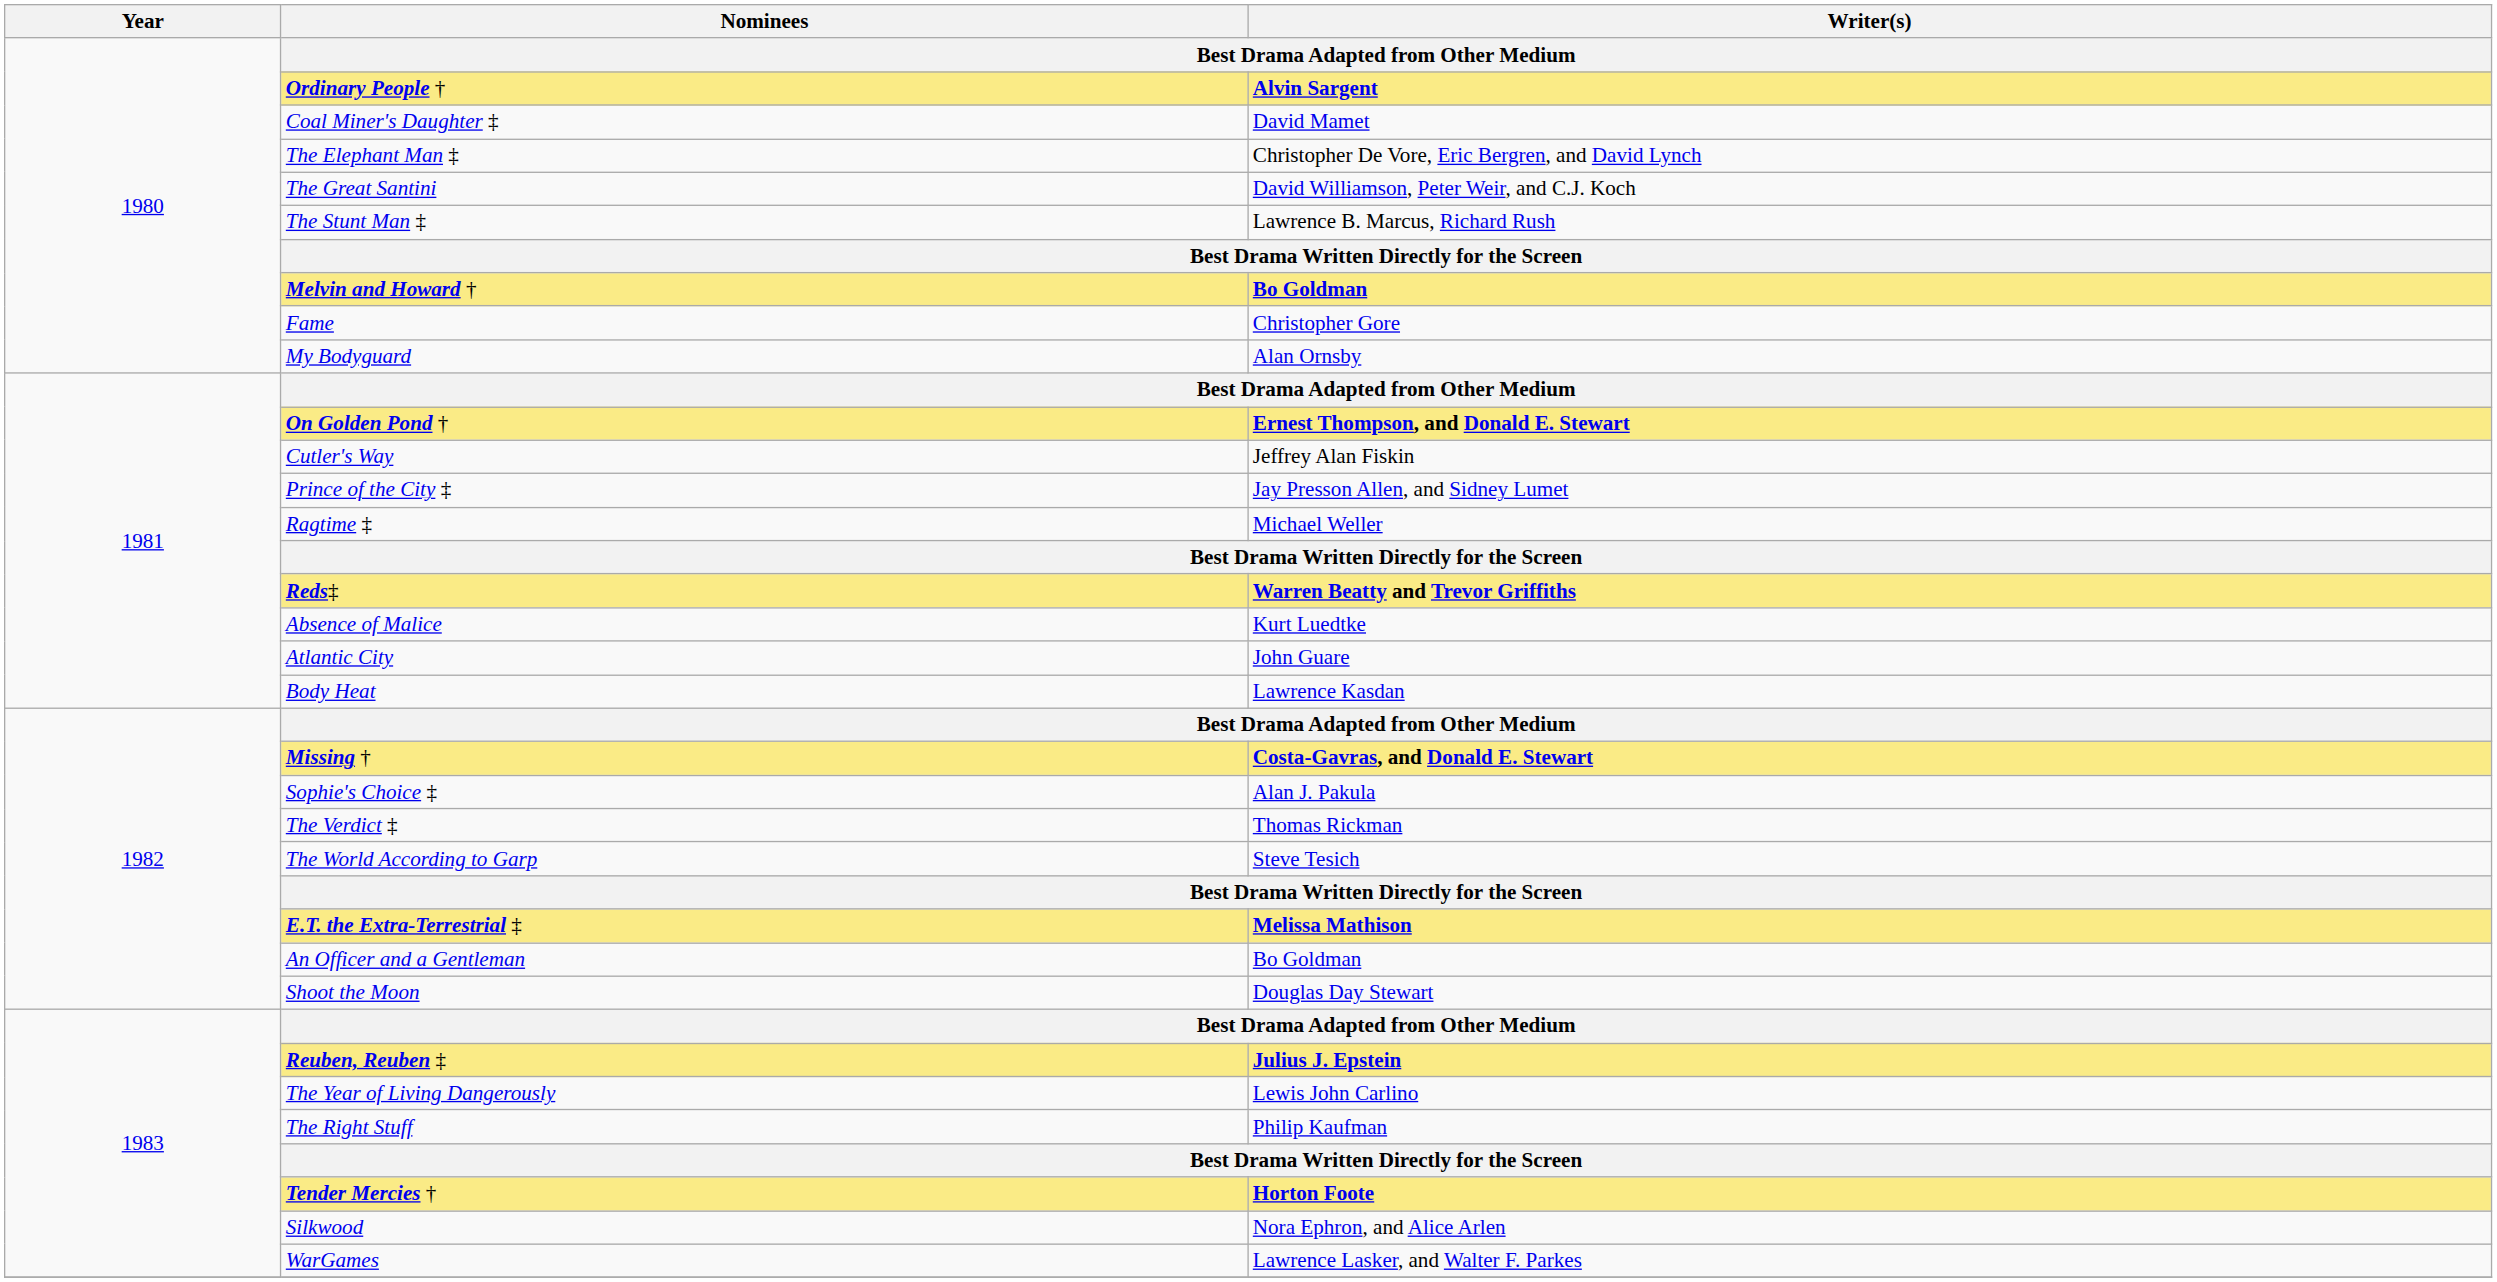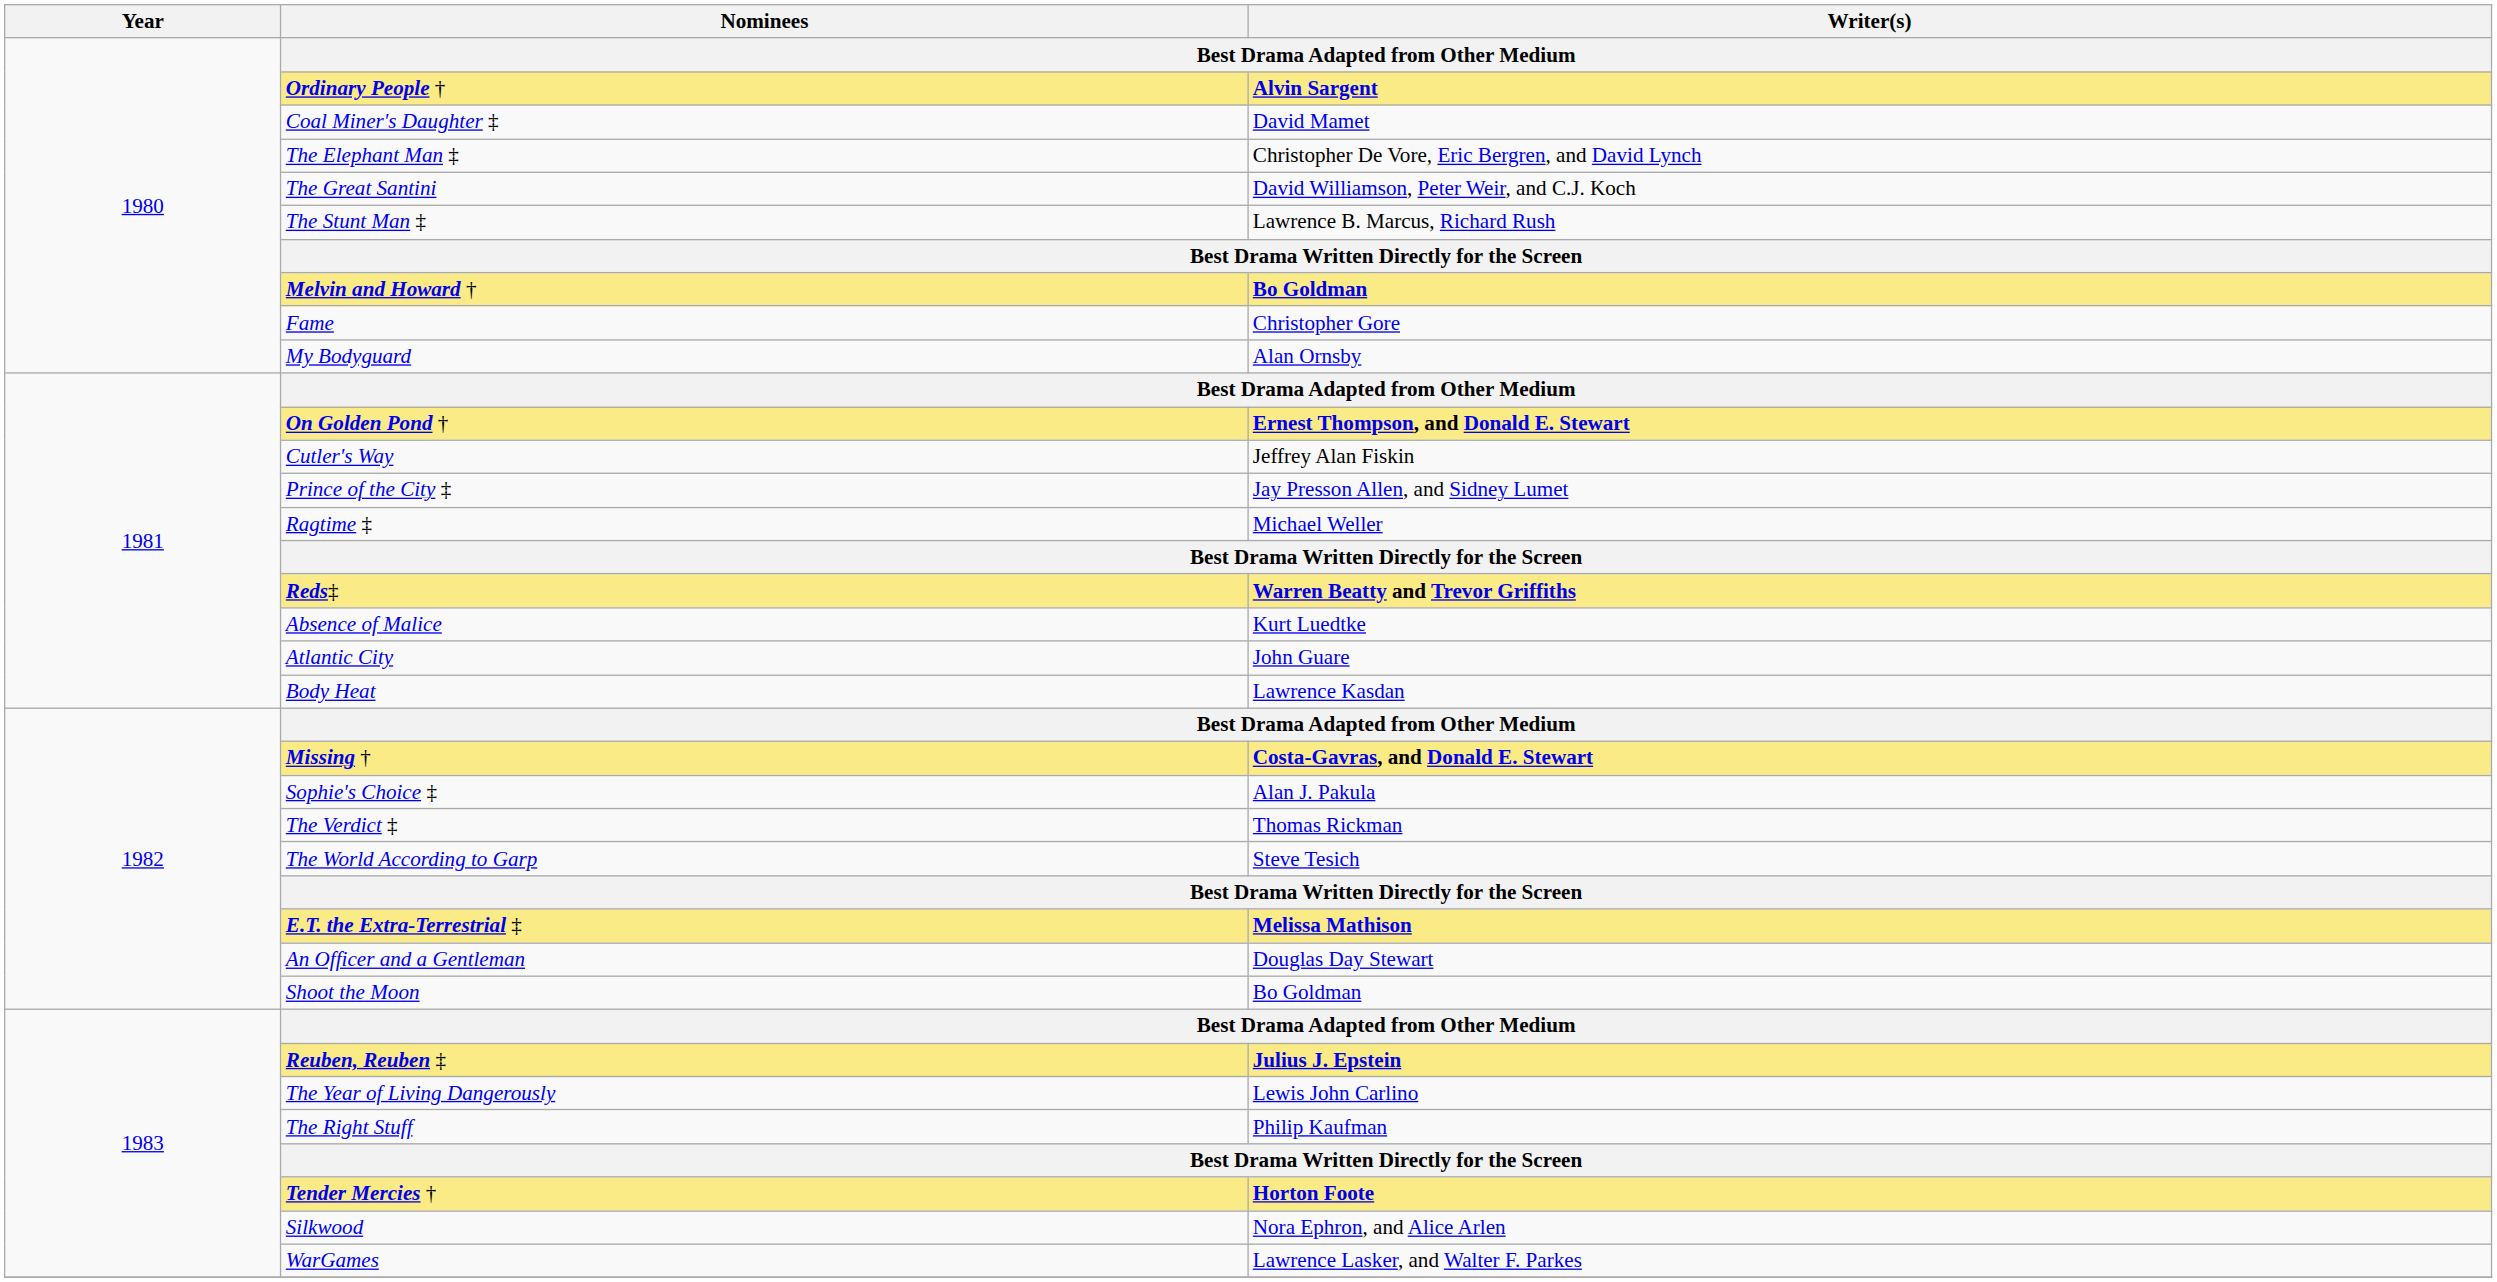(1307, 959) Bo Goldman -> (1343, 959) Douglas Day Stewart
(1343, 992) Douglas Day Stewart -> (1307, 992) Bo Goldman
